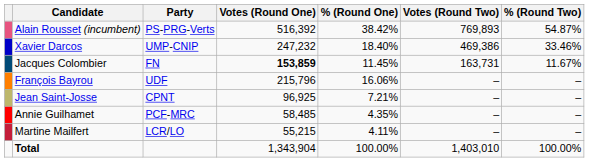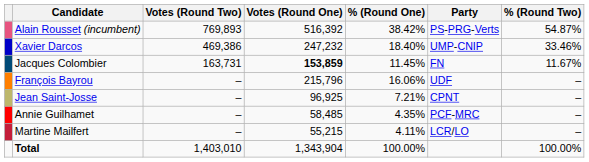columns swapped: (180, 13) <-> (451, 13)
